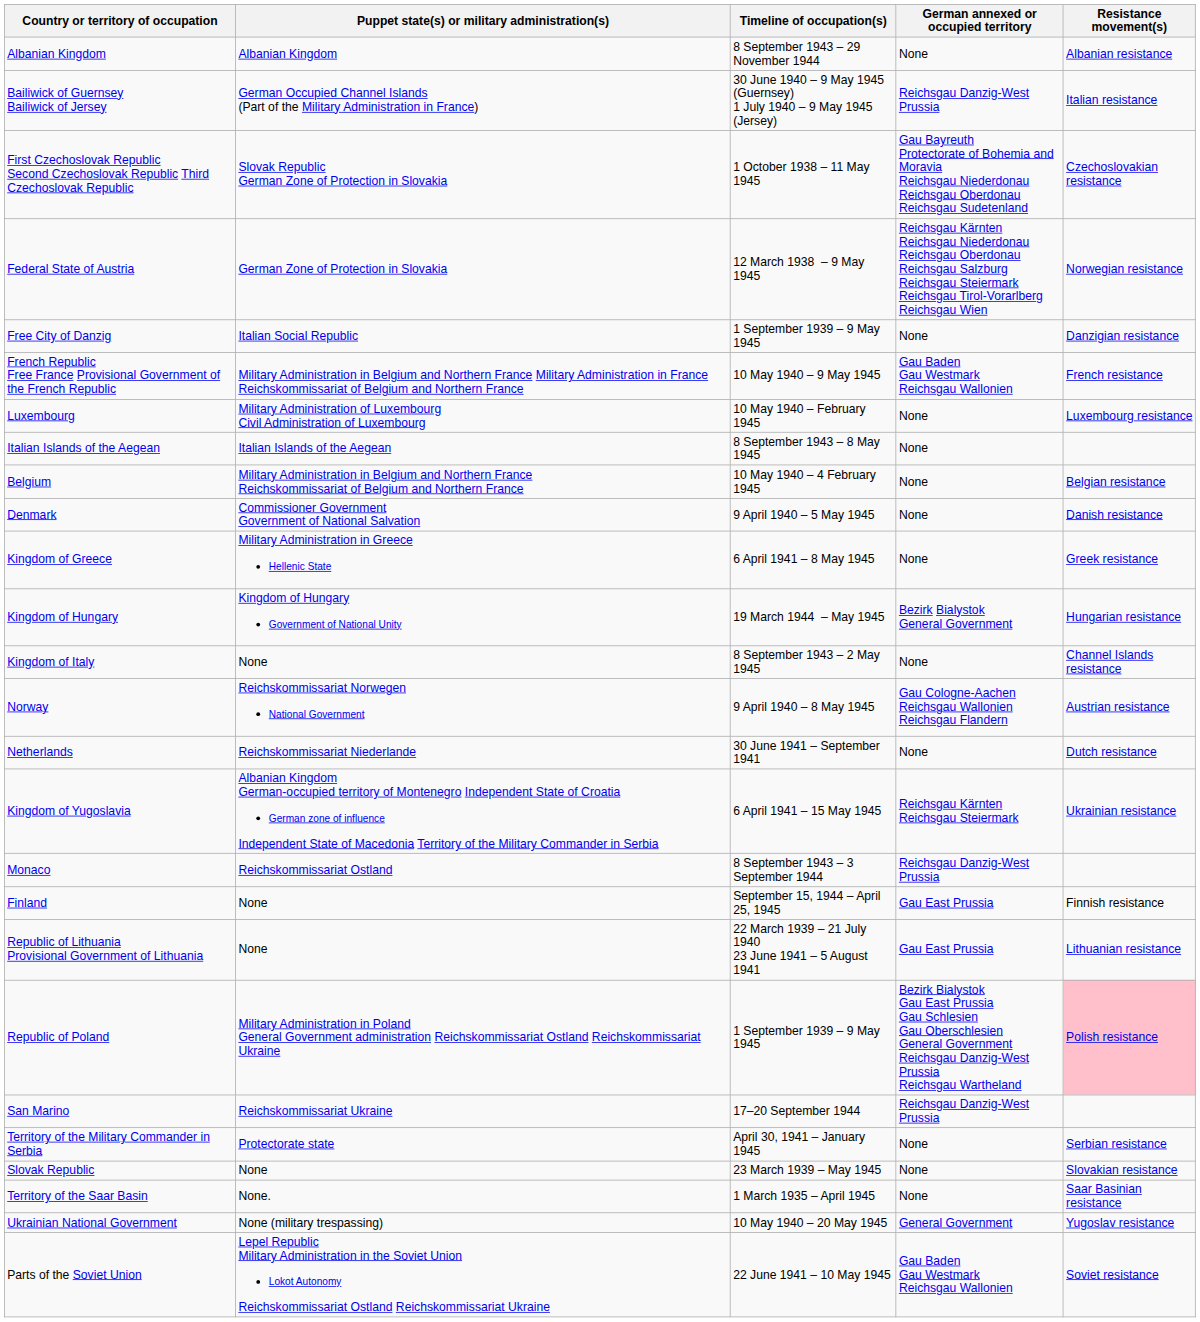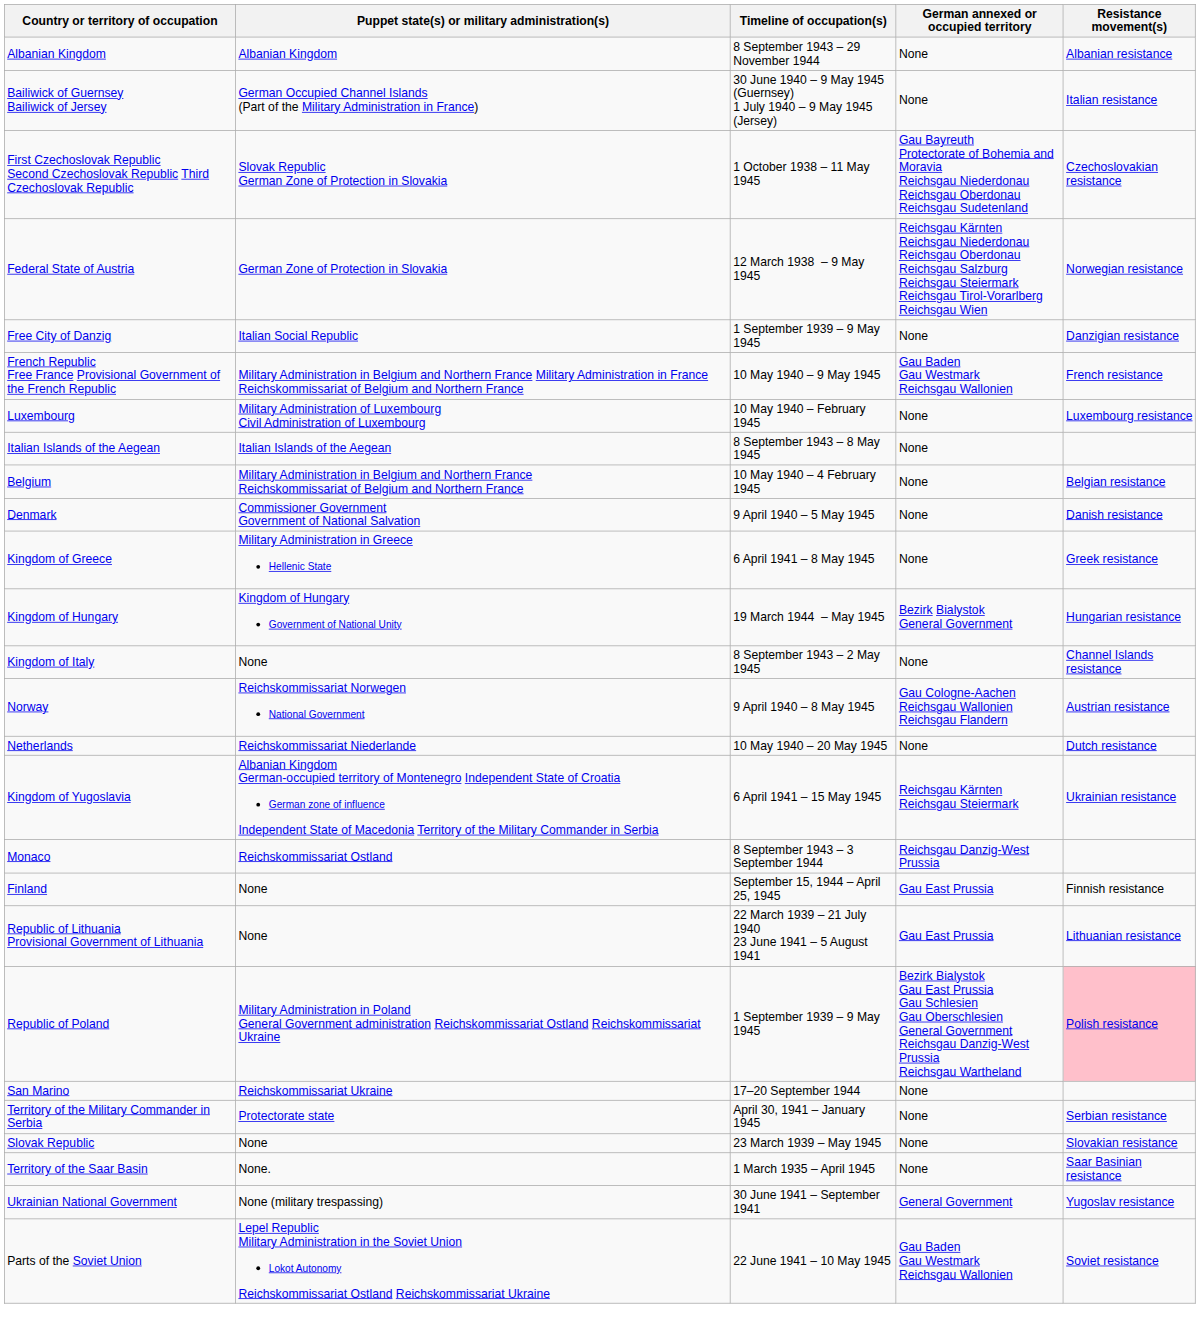(964, 100) Reichsgau Danzig-West Prussia -> (913, 100) None
(807, 752) 30 June 1941 – September 1941 -> (810, 745) 10 May 1940 – 20 May 1945
(964, 1111) Reichsgau Danzig-West Prussia -> (913, 1090) None
(810, 1222) 10 May 1940 – 20 May 1945 -> (807, 1202) 30 June 1941 – September 1941
